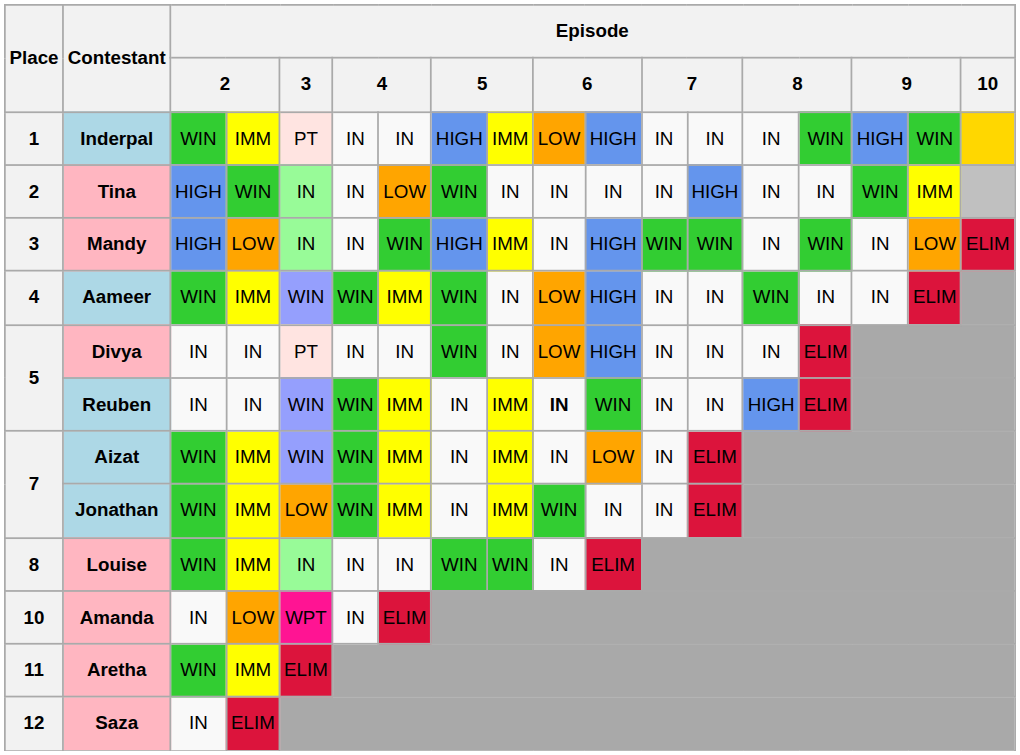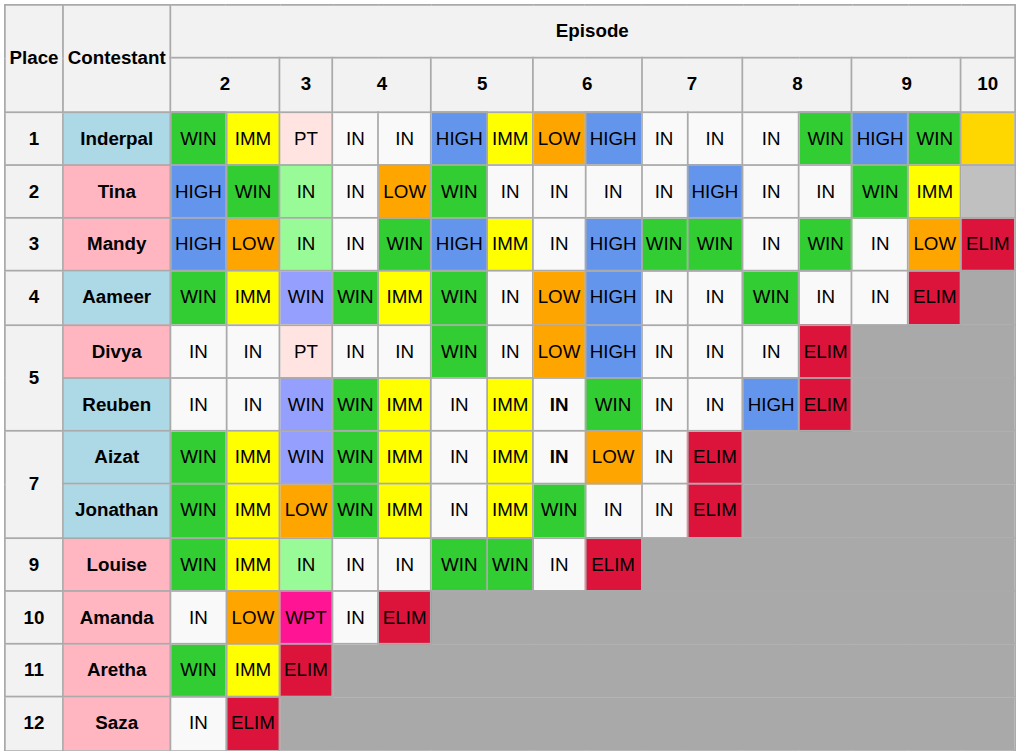(559, 456) normal -> (559, 456) bold
(34, 563) 8 -> (34, 563) 9
